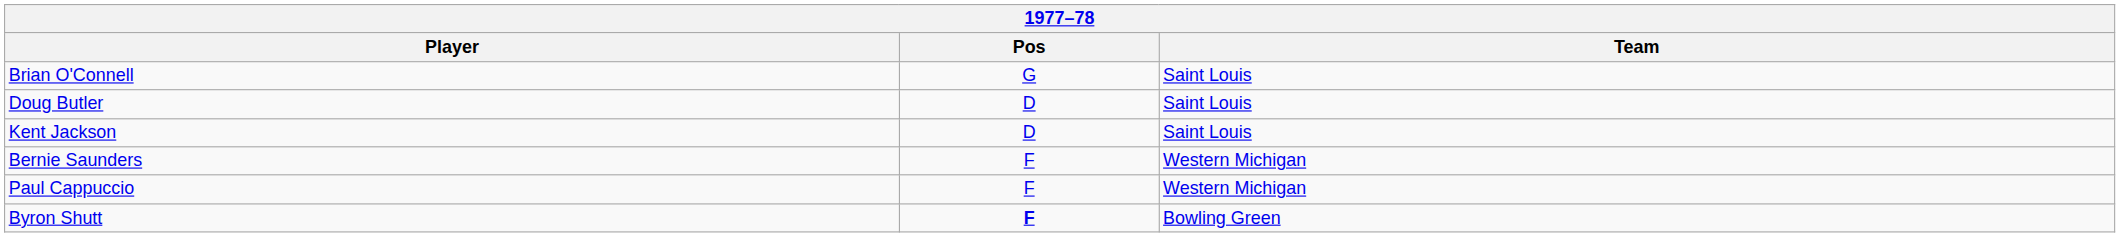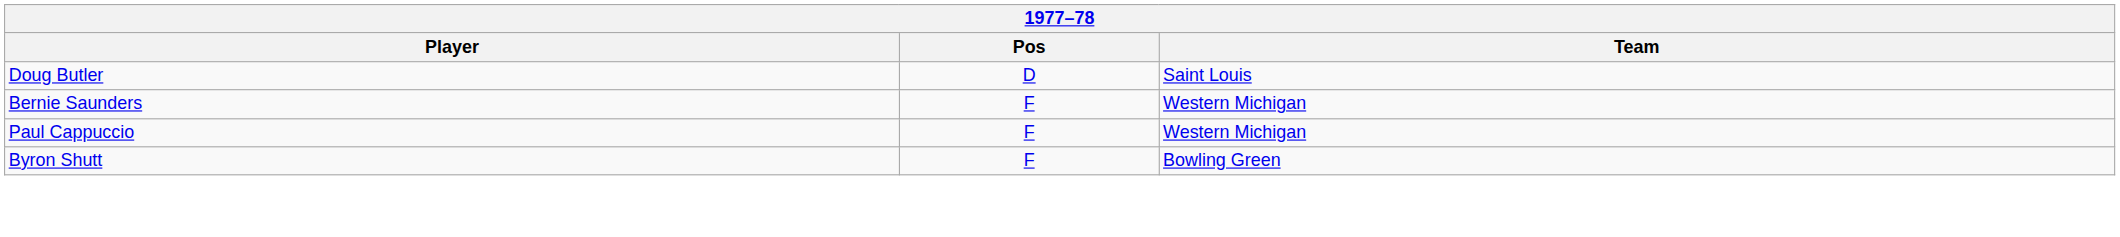- row: (71, 75)
- row: (62, 132)
(1029, 217) bold -> (1029, 160) normal
